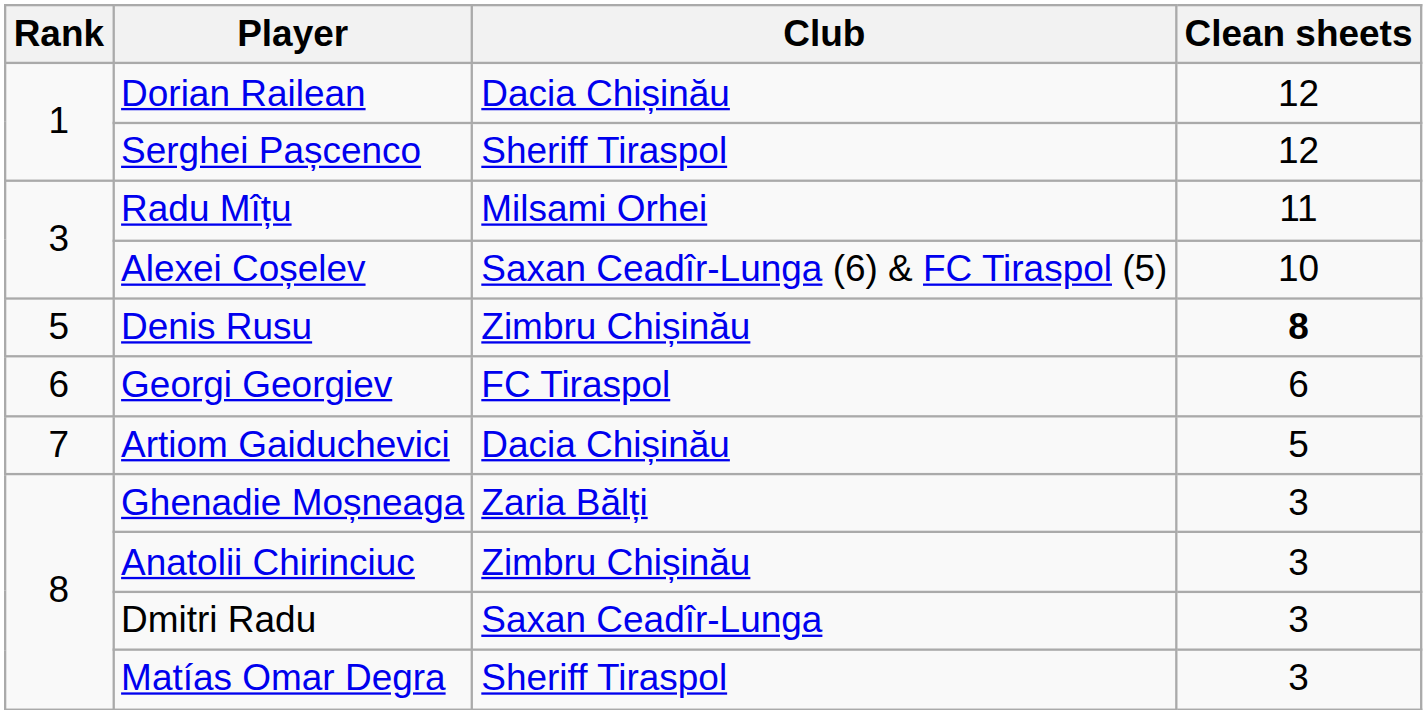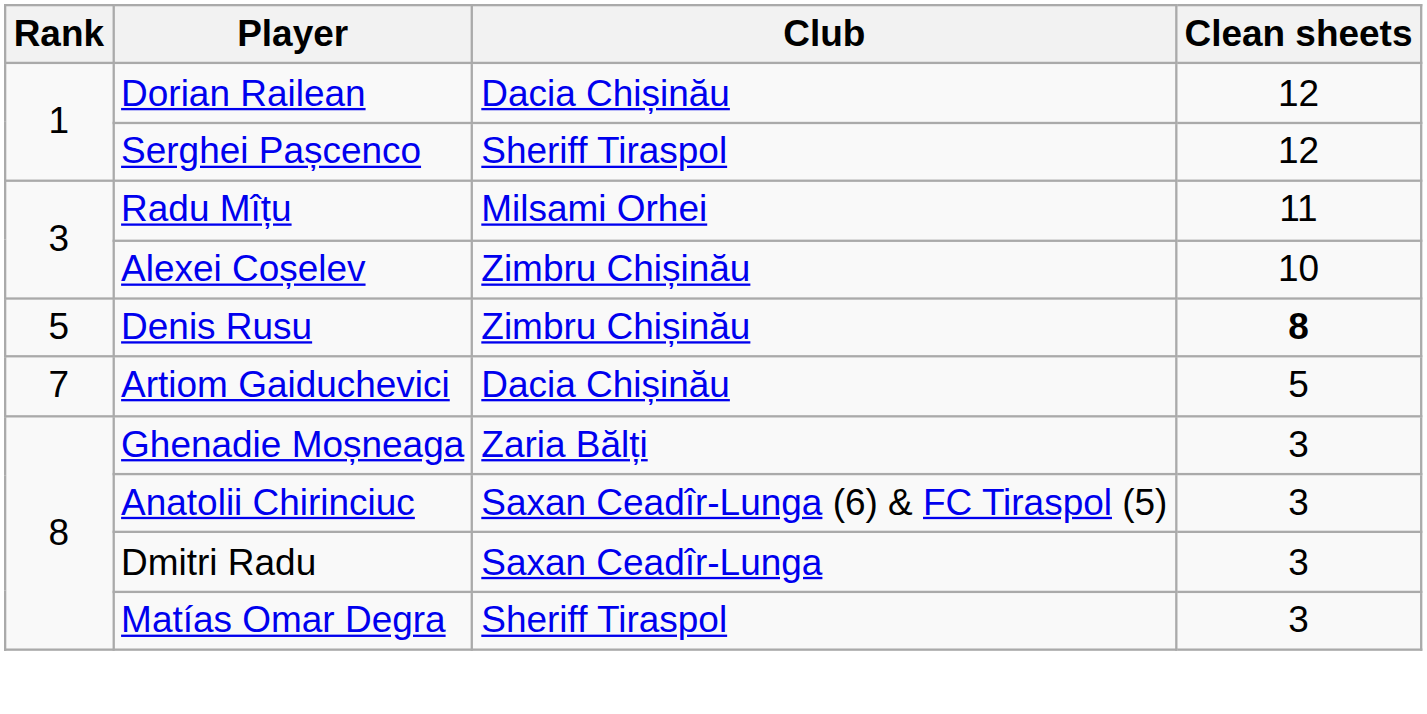(824, 268) Saxan Ceadîr-Lunga (6) & FC Tiraspol (5) -> (616, 268) Zimbru Chișinău
- row: (257, 385)
(616, 561) Zimbru Chișinău -> (824, 502) Saxan Ceadîr-Lunga (6) & FC Tiraspol (5)
